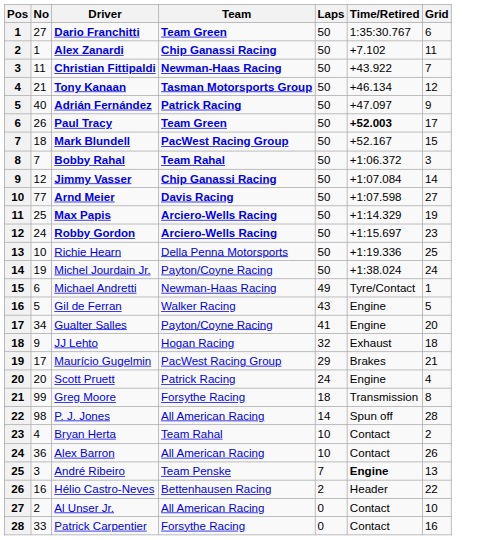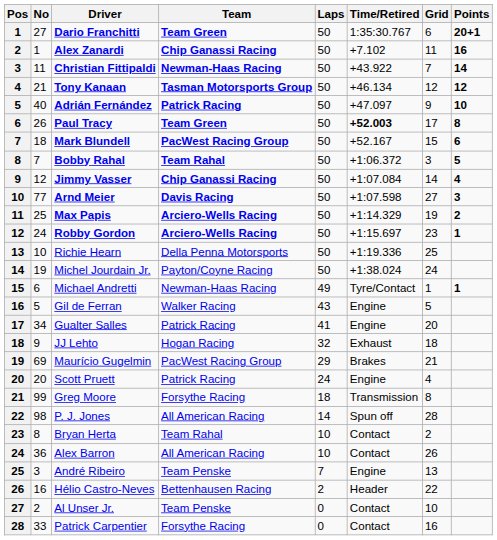+ column: (472, 14)
(217, 325) Payton/Coyne Racing -> (198, 325) Patrick Racing
(40, 361) 17 -> (40, 361) 69
(37, 434) 4 -> (37, 434) 8
(369, 471) bold -> (368, 471) normal
(213, 507) All American Racing -> (196, 507) Team Penske
